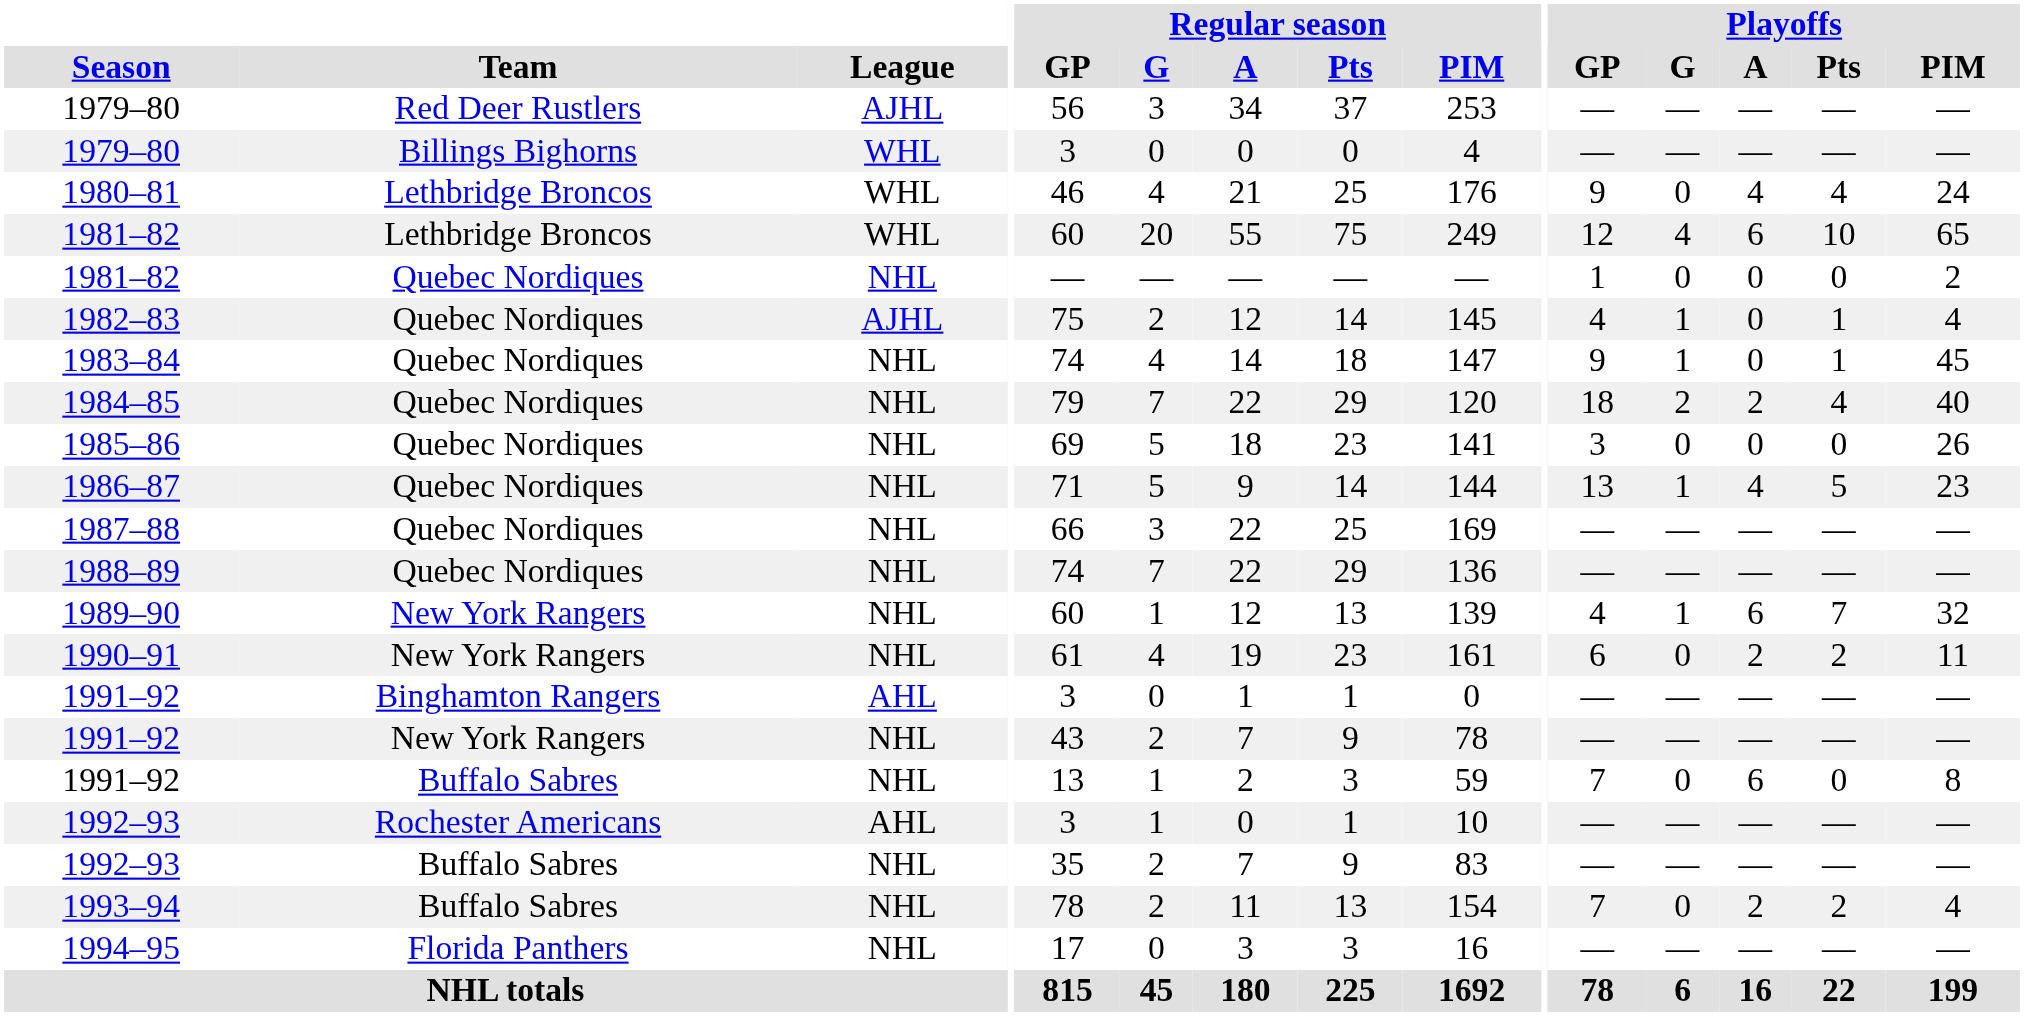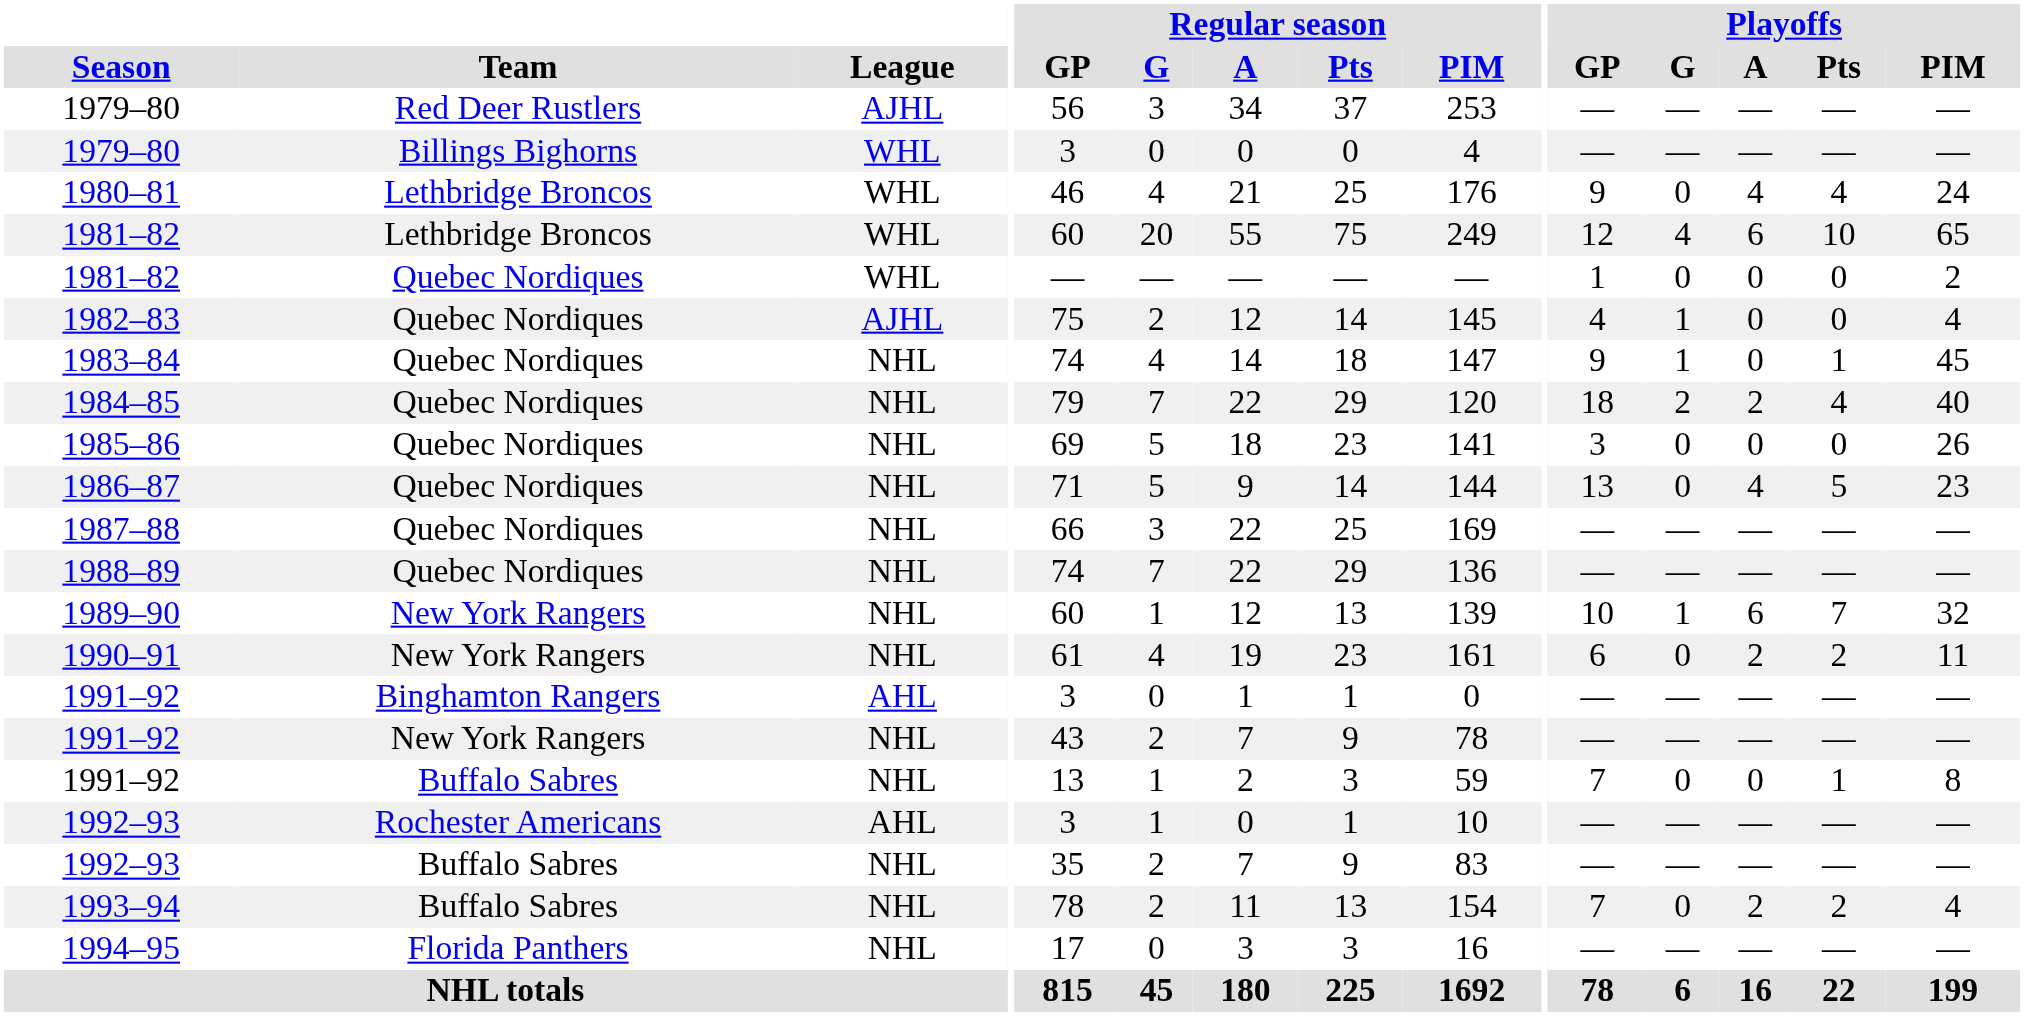(902, 276) NHL -> (902, 276) WHL
(1839, 318) 1 -> (1839, 318) 0
(1683, 486) 1 -> (1683, 486) 0
(1597, 612) 4 -> (1597, 612) 10
(1755, 780) 6 -> (1755, 780) 0
(1839, 780) 0 -> (1839, 780) 1
